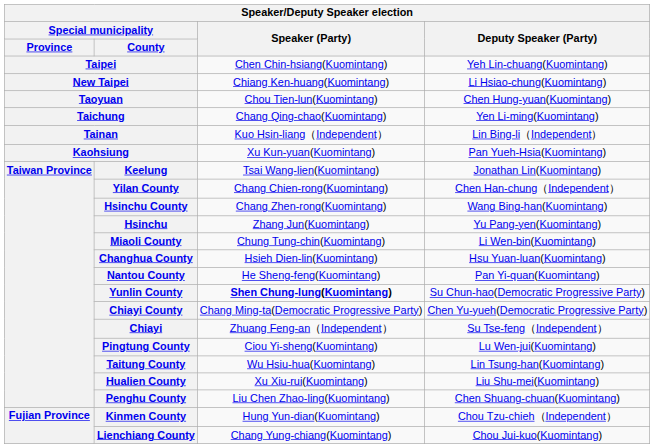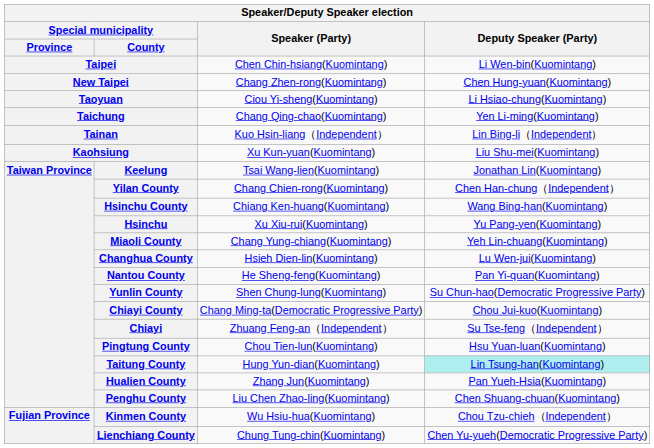(537, 64) Yeh Lin-chuang(Kuomintang) -> (537, 64) Li Wen-bin(Kuomintang)
(311, 82) Chiang Ken-huang(Kuomintang) -> (311, 82) Chang Zhen-rong(Kuomintang)
(537, 82) Li Hsiao-chung(Kuomintang) -> (537, 82) Chen Hung-yuan(Kuomintang)
(311, 99) Chou Tien-lun(Kuomintang) -> (311, 99) Ciou Yi-sheng(Kuomintang)
(537, 99) Chen Hung-yuan(Kuomintang) -> (537, 99) Li Hsiao-chung(Kuomintang)
(537, 153) Pan Yueh-Hsia(Kuomintang) -> (537, 153) Liu Shu-mei(Kuomintang)
(311, 207) Chang Zhen-rong(Kuomintang) -> (311, 207) Chiang Ken-huang(Kuomintang)
(311, 224) Zhang Jun(Kuomintang) -> (311, 224) Xu Xiu-rui(Kuomintang)
(311, 241) Chung Tung-chin(Kuomintang) -> (311, 241) Chang Yung-chiang(Kuomintang)
(537, 241) Li Wen-bin(Kuomintang) -> (537, 241) Yeh Lin-chuang(Kuomintang)
(537, 258) Hsu Yuan-luan(Kuomintang) -> (537, 258) Lu Wen-jui(Kuomintang)
(311, 293) bold -> (311, 293) normal
(537, 310) Chen Yu-yueh(Democratic Progressive Party) -> (537, 310) Chou Jui-kuo(Kuomintang)
(311, 347) Ciou Yi-sheng(Kuomintang) -> (311, 347) Chou Tien-lun(Kuomintang)
(537, 347) Lu Wen-jui(Kuomintang) -> (537, 347) Hsu Yuan-luan(Kuomintang)
(311, 364) Wu Hsiu-hua(Kuomintang) -> (311, 364) Hung Yun-dian(Kuomintang)
(537, 364) no background -> (537, 364) paleturquoise background
(311, 381) Xu Xiu-rui(Kuomintang) -> (311, 381) Zhang Jun(Kuomintang)
(537, 381) Liu Shu-mei(Kuomintang) -> (537, 381) Pan Yueh-Hsia(Kuomintang)
(311, 417) Hung Yun-dian(Kuomintang) -> (311, 417) Wu Hsiu-hua(Kuomintang)
(311, 435) Chang Yung-chiang(Kuomintang) -> (311, 435) Chung Tung-chin(Kuomintang)
(537, 435) Chou Jui-kuo(Kuomintang) -> (537, 435) Chen Yu-yueh(Democratic Progressive Party)
